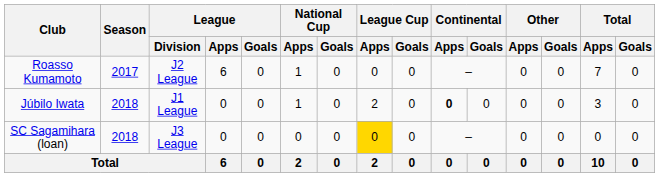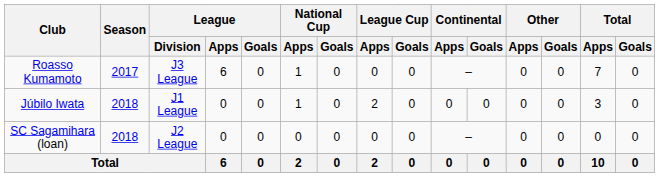(177, 72) J2 League -> (177, 72) J3 League
(449, 104) bold -> (449, 104) normal
(177, 137) J3 League -> (177, 137) J2 League
(375, 137) gold background -> (375, 137) no background
